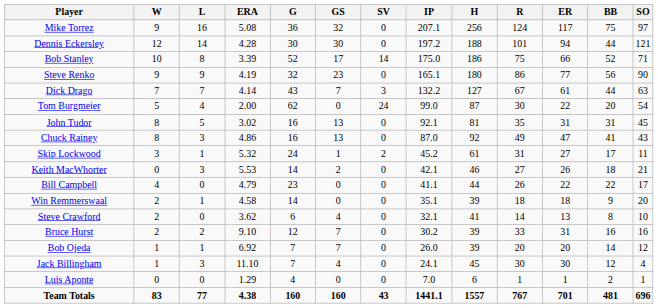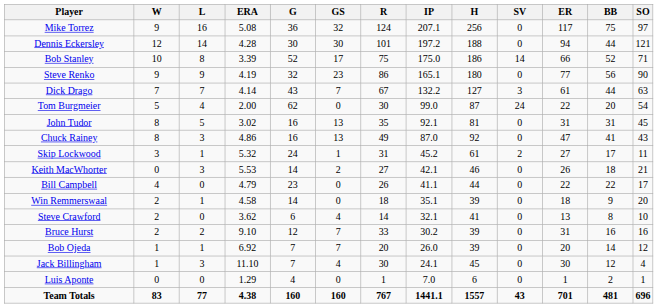columns swapped: (384, 12) <-> (520, 12)
